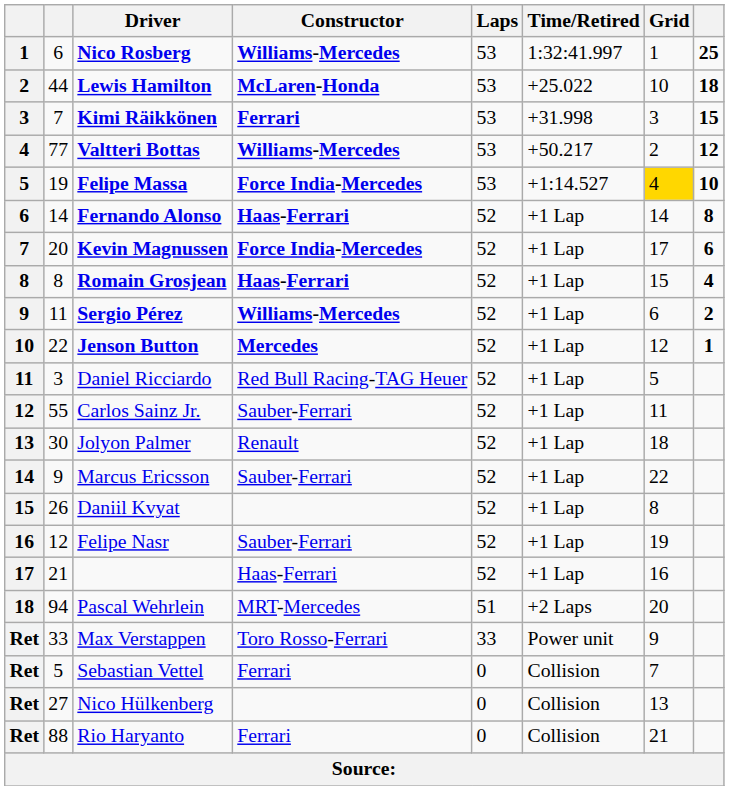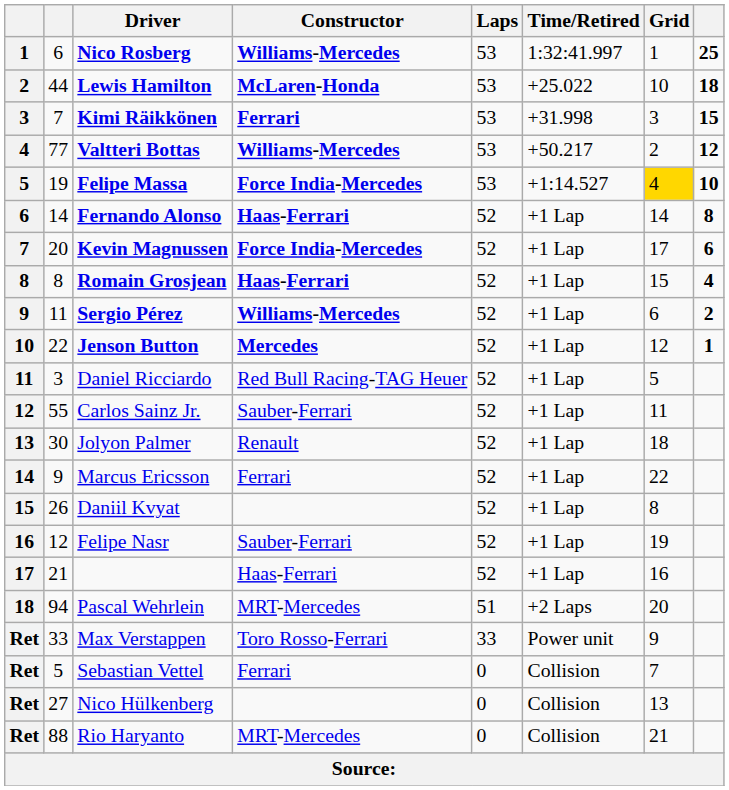(295, 475) Sauber-Ferrari -> (264, 475) Ferrari
(264, 736) Ferrari -> (299, 736) MRT-Mercedes
